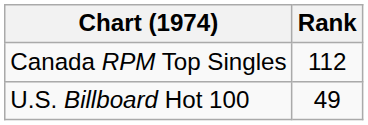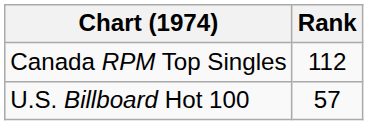(327, 100) 49 -> (327, 100) 57
